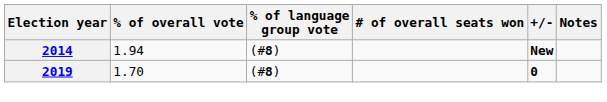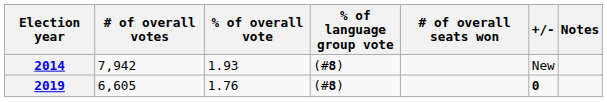+ column: (150, 30)
(129, 50) 1.94 -> (223, 65) 1.93
(542, 50) bold -> (543, 65) normal
(129, 71) 1.70 -> (223, 86) 1.76
